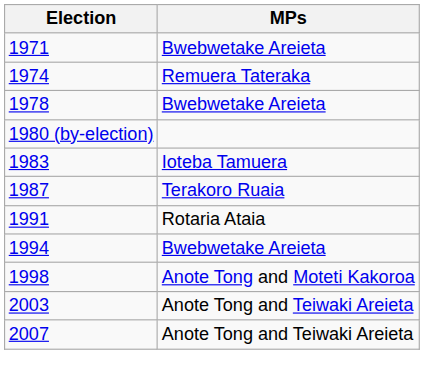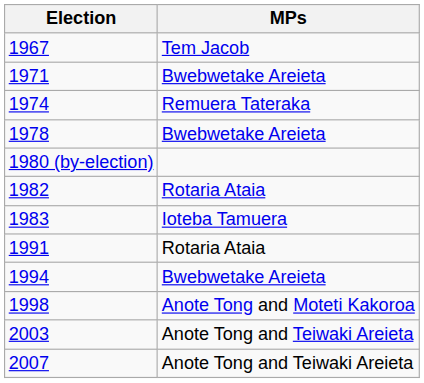+ row: (29, 47)
+ row: (29, 190)
- row: (29, 190)
